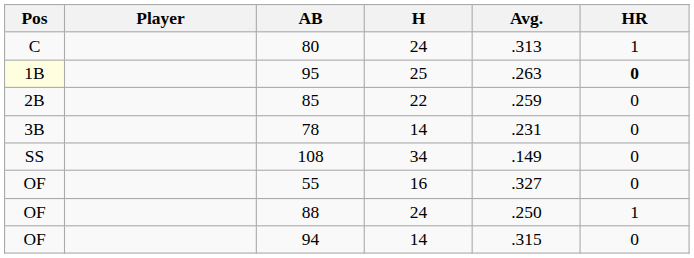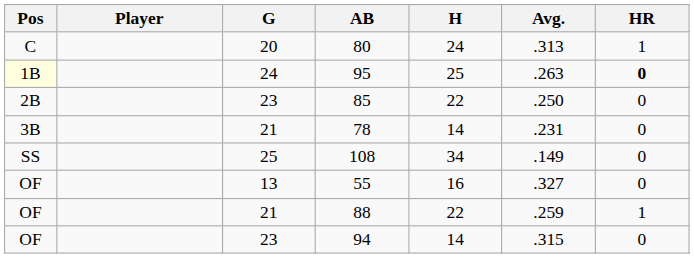+ column: (269, 18)
(527, 101) .259 -> (549, 101) .250
(419, 211) 24 -> (455, 211) 22
(527, 211) .250 -> (549, 211) .259
